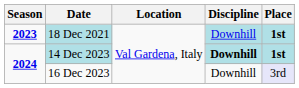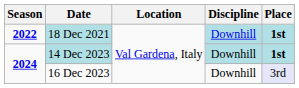(25, 34) 2023 -> (25, 34) 2022
(234, 54) bold -> (234, 54) normal
